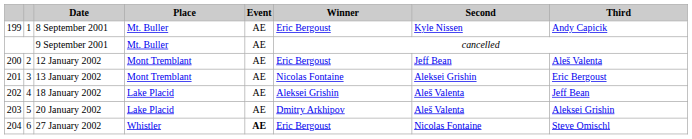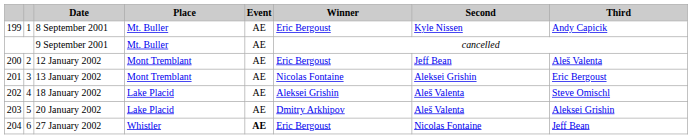(571, 93) Jeff Bean -> (581, 93) Steve Omischl
(581, 125) Steve Omischl -> (571, 125) Jeff Bean
